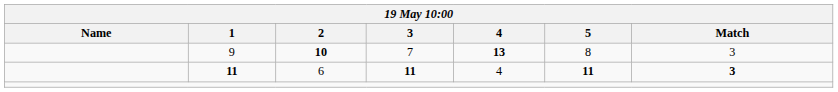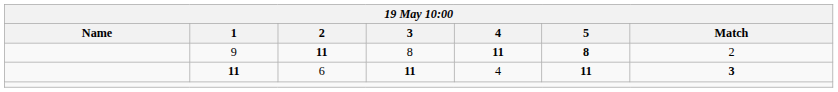(321, 52) 10 -> (322, 52) 11
(410, 52) 7 -> (410, 52) 8
(499, 52) 13 -> (498, 52) 11
(588, 52) normal -> (586, 52) bold
(732, 52) 3 -> (731, 52) 2
